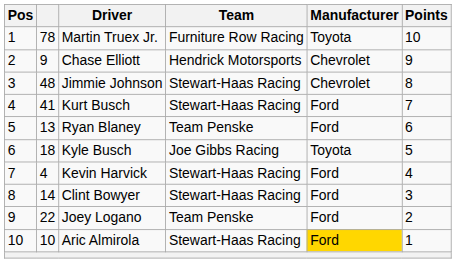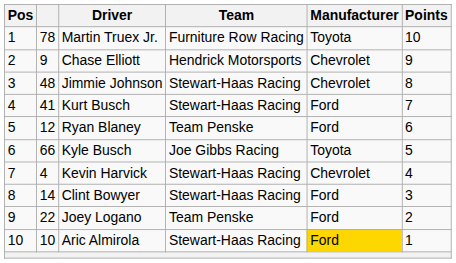(47, 127) 13 -> (47, 127) 12
(47, 150) 18 -> (47, 150) 66
(325, 172) Ford -> (340, 172) Chevrolet
